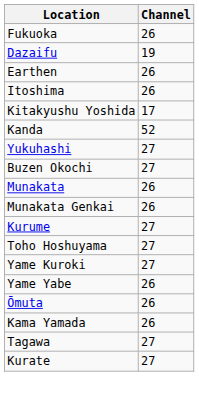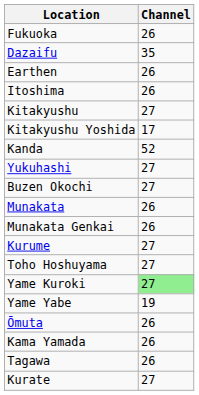(148, 53) 19 -> (148, 53) 35
+ row: (43, 110)
(148, 265) no background -> (148, 284) lightgreen background
(148, 284) 26 -> (148, 303) 19
(148, 342) 27 -> (148, 361) 26
